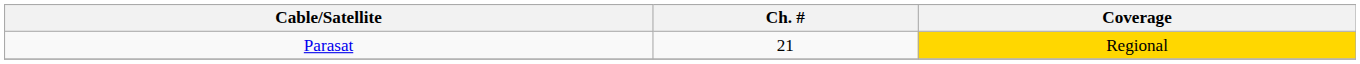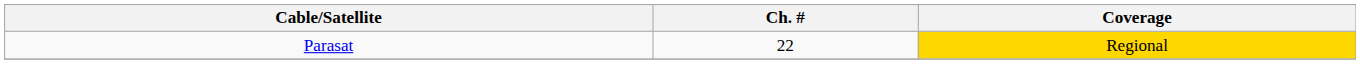(785, 45) 21 -> (785, 45) 22
